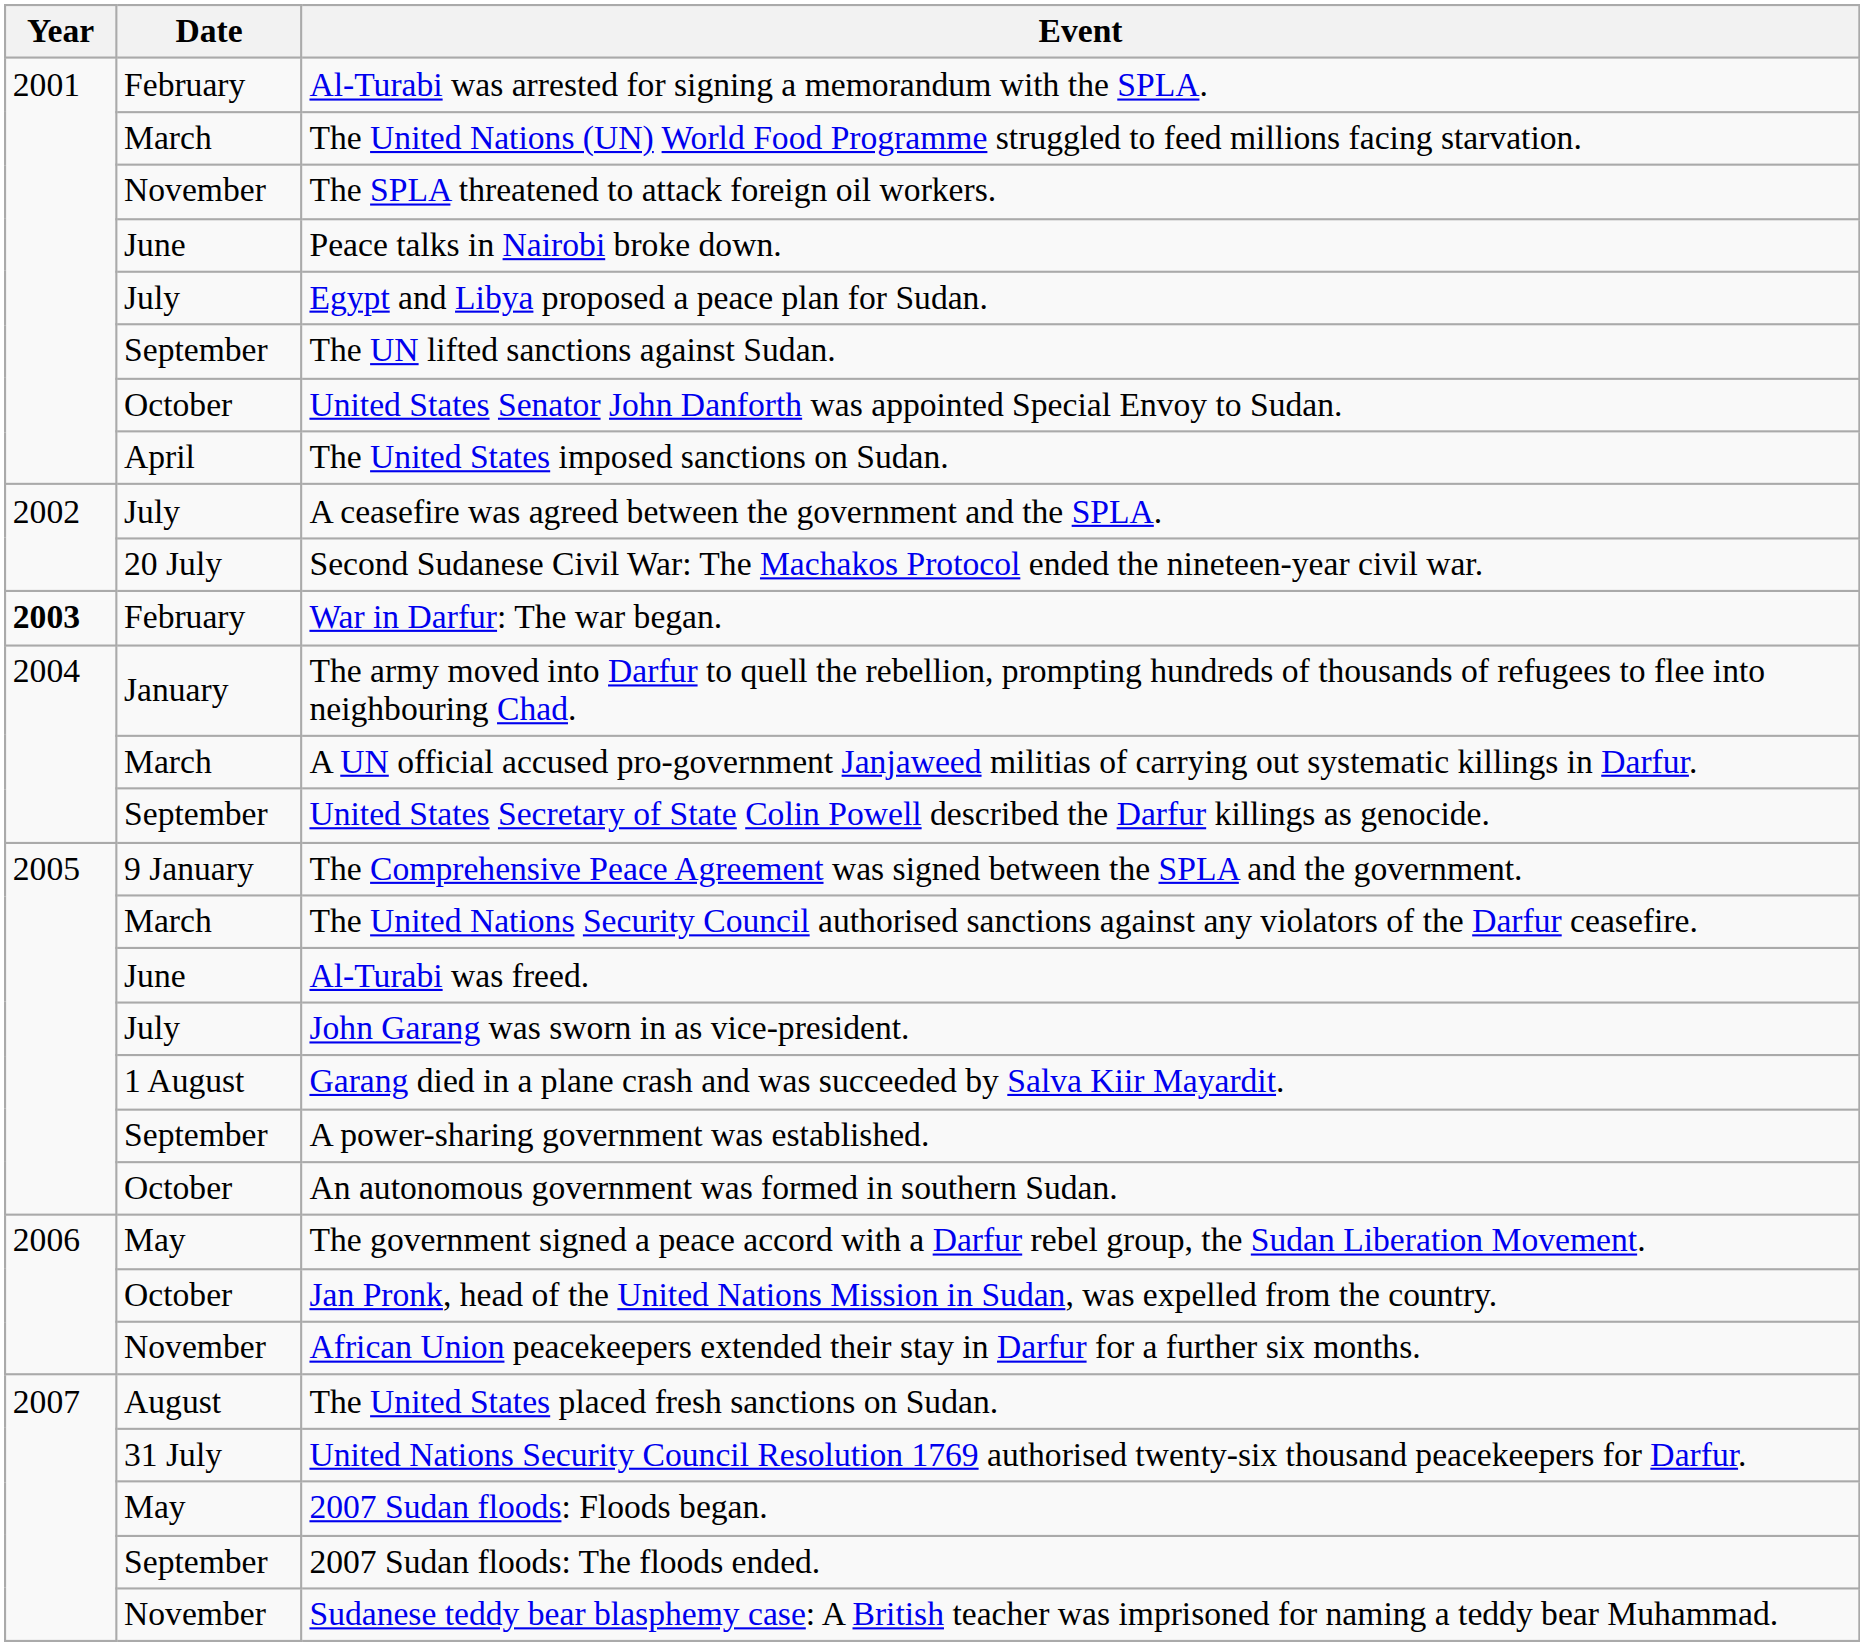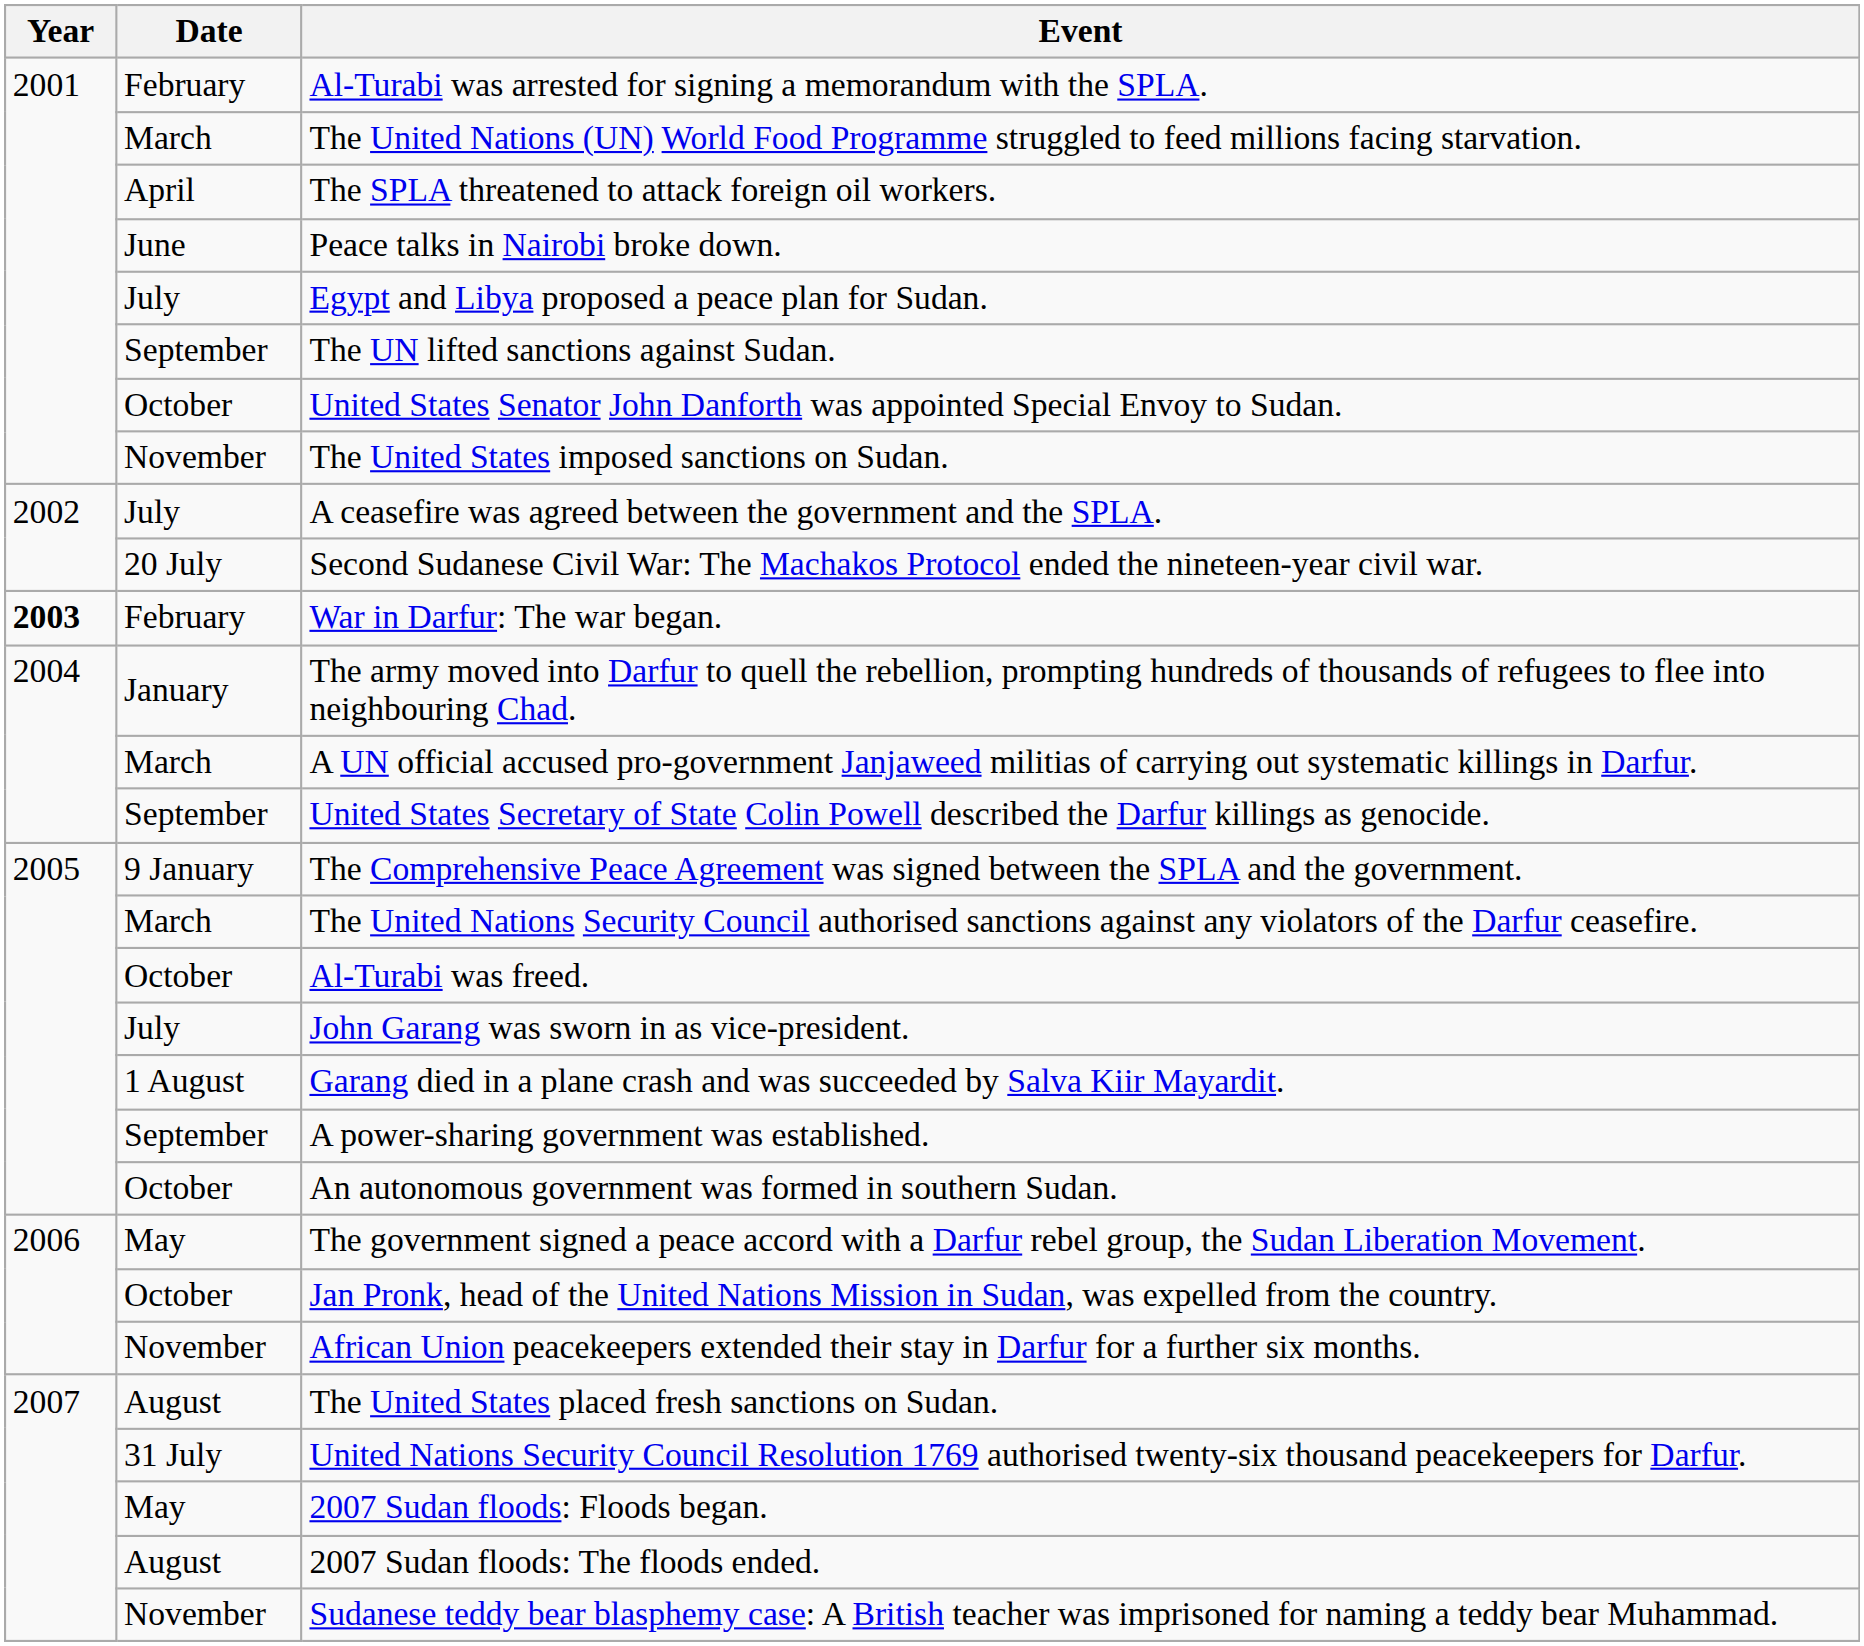(195, 191) November -> (159, 191) April
(159, 457) April -> (195, 457) November
(155, 974) June -> (178, 974) October
(196, 1560) September -> (173, 1560) August
